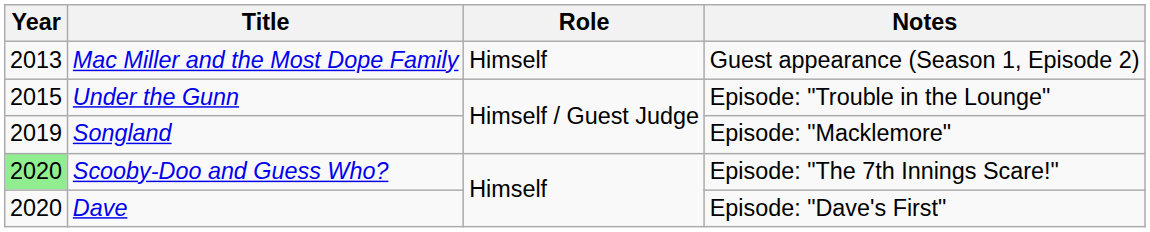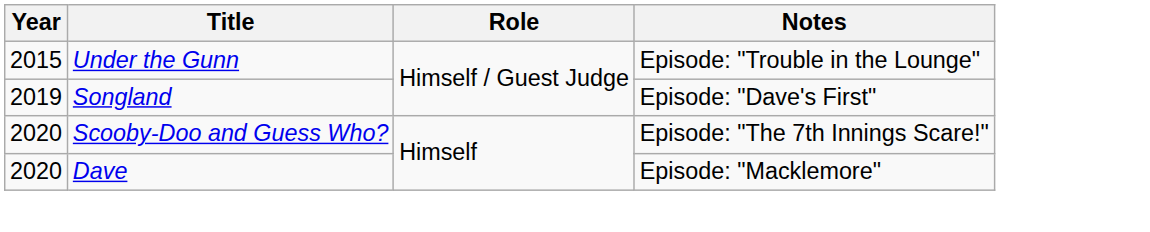- row: (266, 60)
(830, 134) Episode: "Macklemore" -> (758, 97) Episode: "Dave's First"
(36, 171) lightgreen background -> (36, 134) no background
(828, 208) Episode: "Dave's First" -> (760, 171) Episode: "Macklemore"
